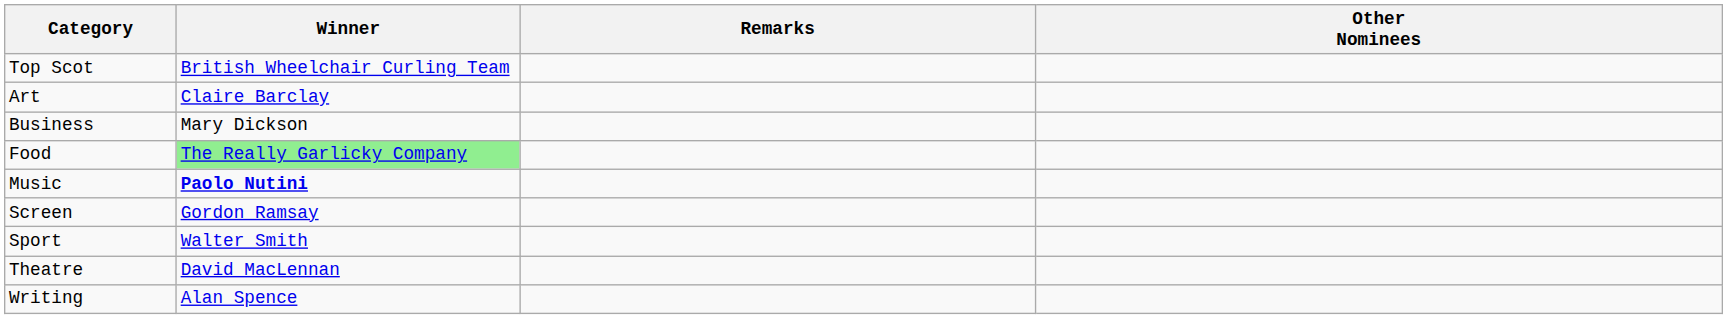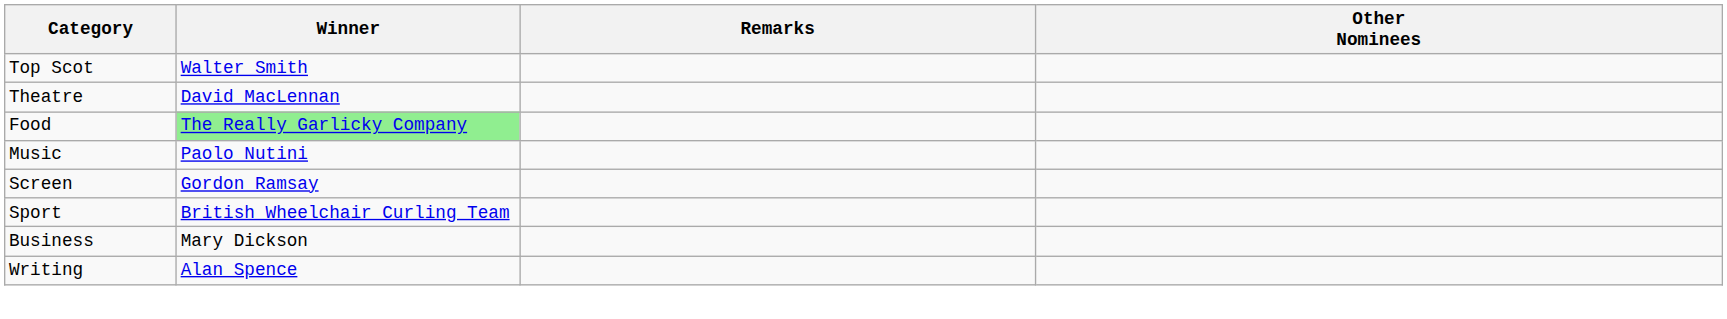(345, 68) British Wheelchair Curling Team -> (244, 68) Walter Smith
- row: (25, 97)
rows swapped: (51, 126) <-> (46, 270)
(244, 184) bold -> (244, 155) normal
(244, 241) Walter Smith -> (345, 212) British Wheelchair Curling Team
